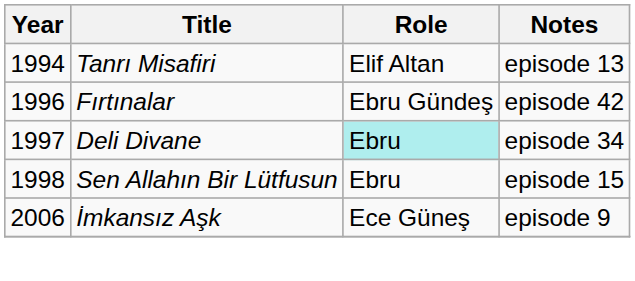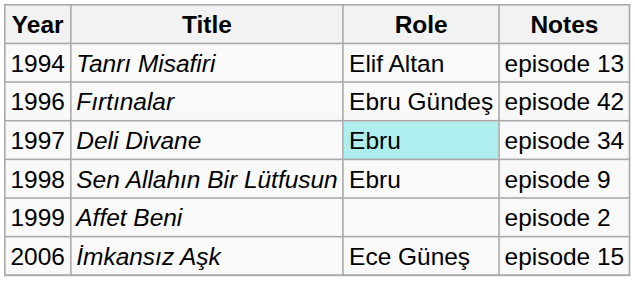(564, 179) episode 15 -> (558, 179) episode 9
+ row: (129, 218)
(558, 218) episode 9 -> (564, 257) episode 15
